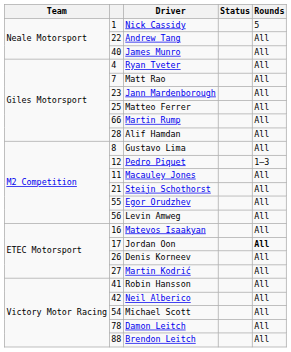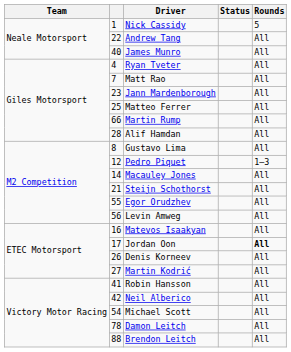(116, 176) 11 -> (116, 176) 14
